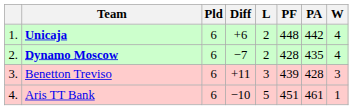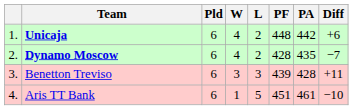columns swapped: (337, 14) <-> (241, 14)
